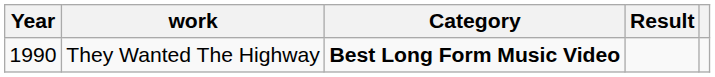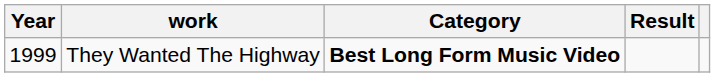(33, 54) 1990 -> (33, 54) 1999
